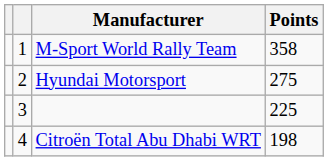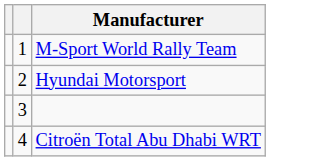- column: (294, 19)
